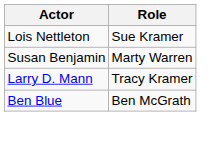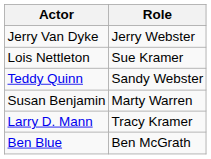+ row: (53, 36)
+ row: (45, 79)
